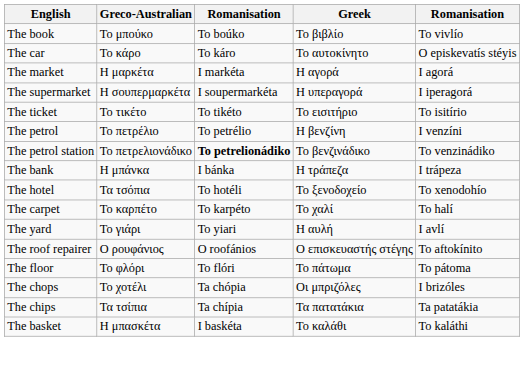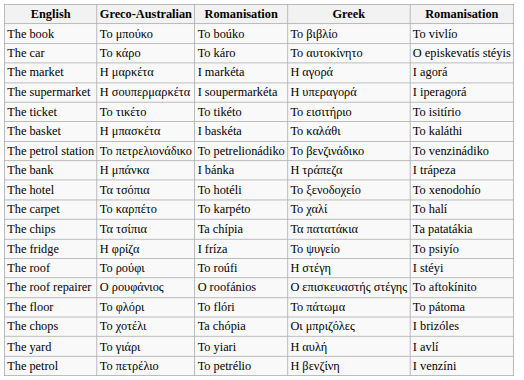rows swapped: (33, 131) <-> (34, 326)
(244, 151) bold -> (241, 151) normal
rows swapped: (29, 229) <-> (31, 307)
+ row: (33, 248)
+ row: (29, 268)
